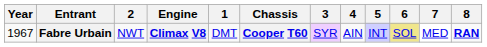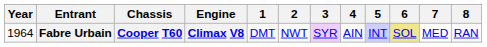columns swapped: (275, 14) <-> (131, 14)
(20, 33) 1967 -> (20, 33) 1964
(466, 33) bold -> (466, 33) normal
